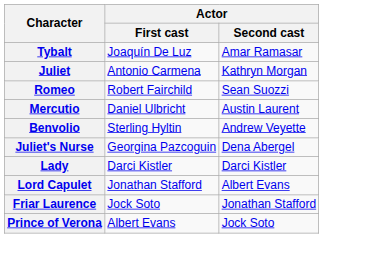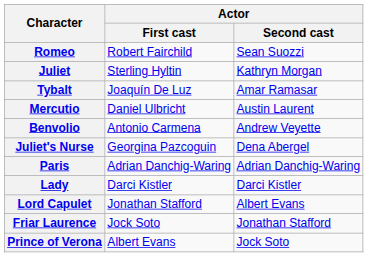rows swapped: (54, 90) <-> (54, 52)
(154, 71) Antonio Carmena -> (144, 71) Sterling Hyltin
(144, 128) Sterling Hyltin -> (154, 128) Antonio Carmena
+ row: (54, 166)
